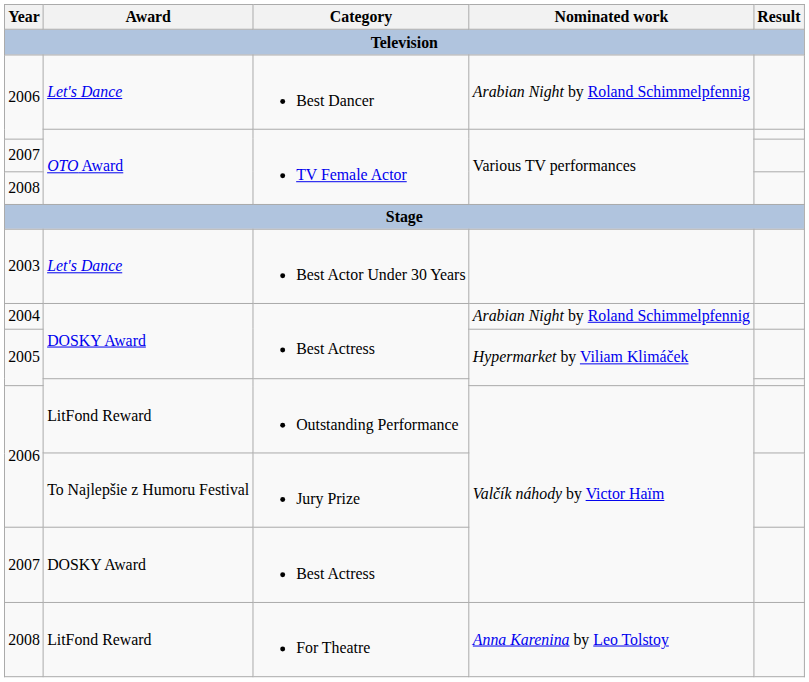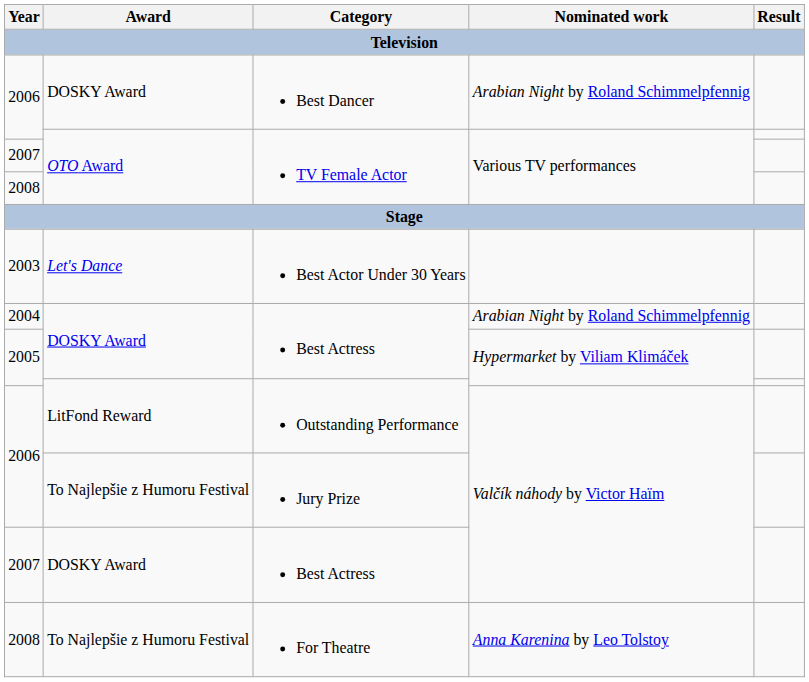(85, 92) Let's Dance -> (96, 92) DOSKY Award
(99, 639) LitFond Reward -> (148, 639) To Najlepšie z Humoru Festival
